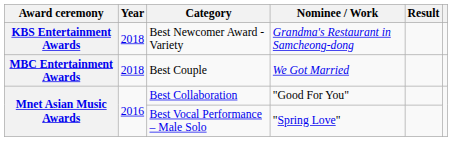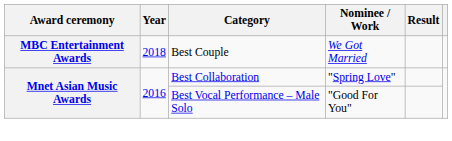- row: (207, 38)
(311, 95) "Good For You" -> (362, 77) "Spring Love"
(307, 120) "Spring Love" -> (353, 102) "Good For You"
